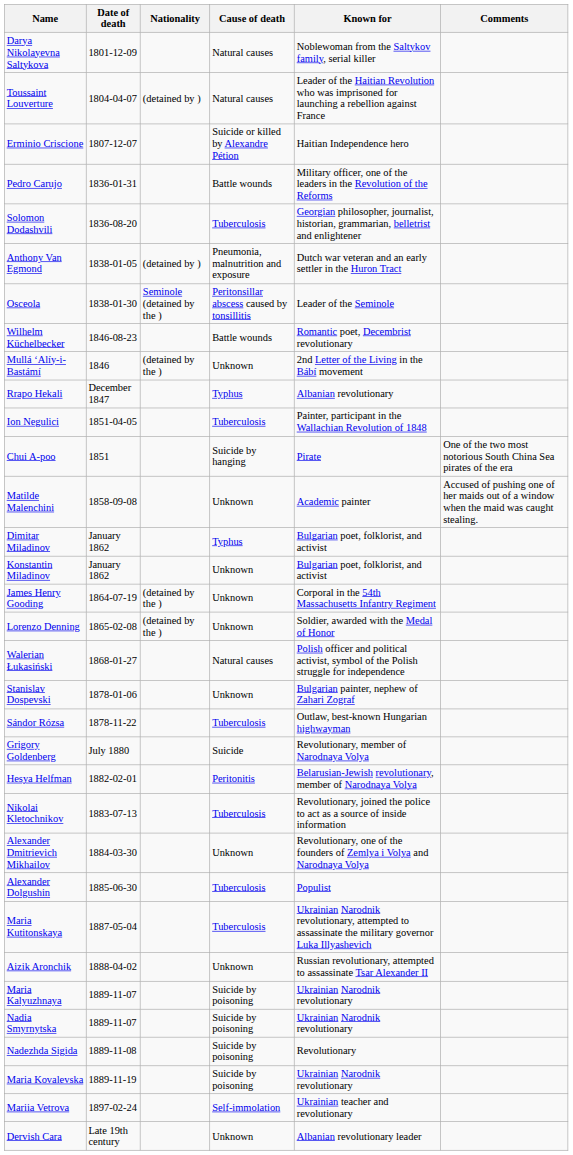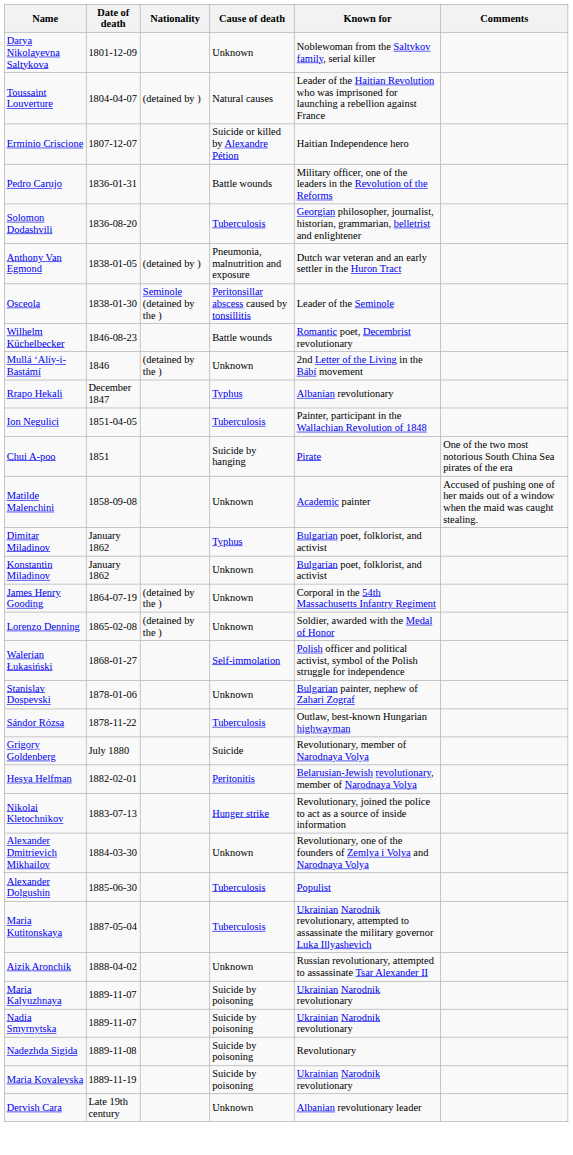(243, 52) Natural causes -> (233, 52) Unknown
(243, 660) Natural causes -> (246, 660) Self-immolation
(239, 813) Tuberculosis -> (241, 813) Hunger strike
- row: (38, 1107)
